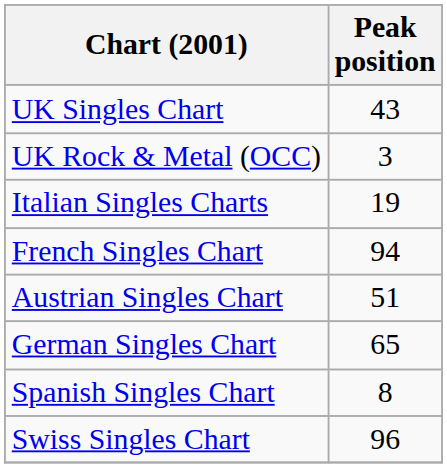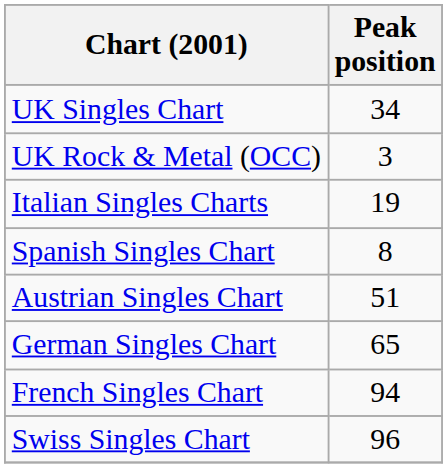(385, 108) 43 -> (385, 108) 34
rows swapped: (137, 250) <-> (143, 391)
